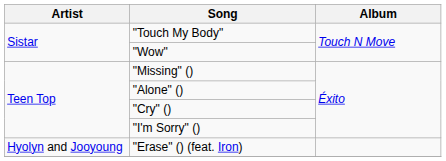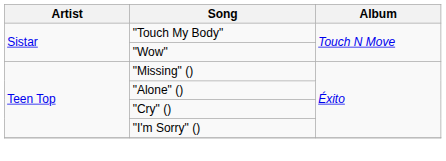- row: (188, 147)
